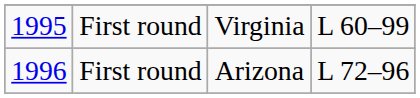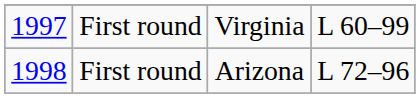(39, 26) 1995 -> (39, 26) 1997
(39, 70) 1996 -> (39, 70) 1998
